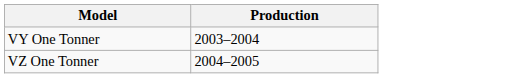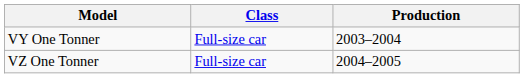+ column: (262, 15)
